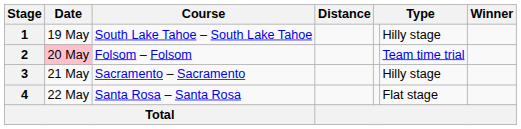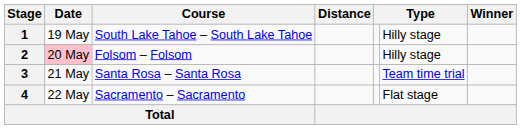(424, 54) Team time trial -> (412, 54) Hilly stage
(170, 74) Sacramento – Sacramento -> (168, 74) Santa Rosa – Santa Rosa
(412, 74) Hilly stage -> (424, 74) Team time trial
(168, 94) Santa Rosa – Santa Rosa -> (170, 94) Sacramento – Sacramento
